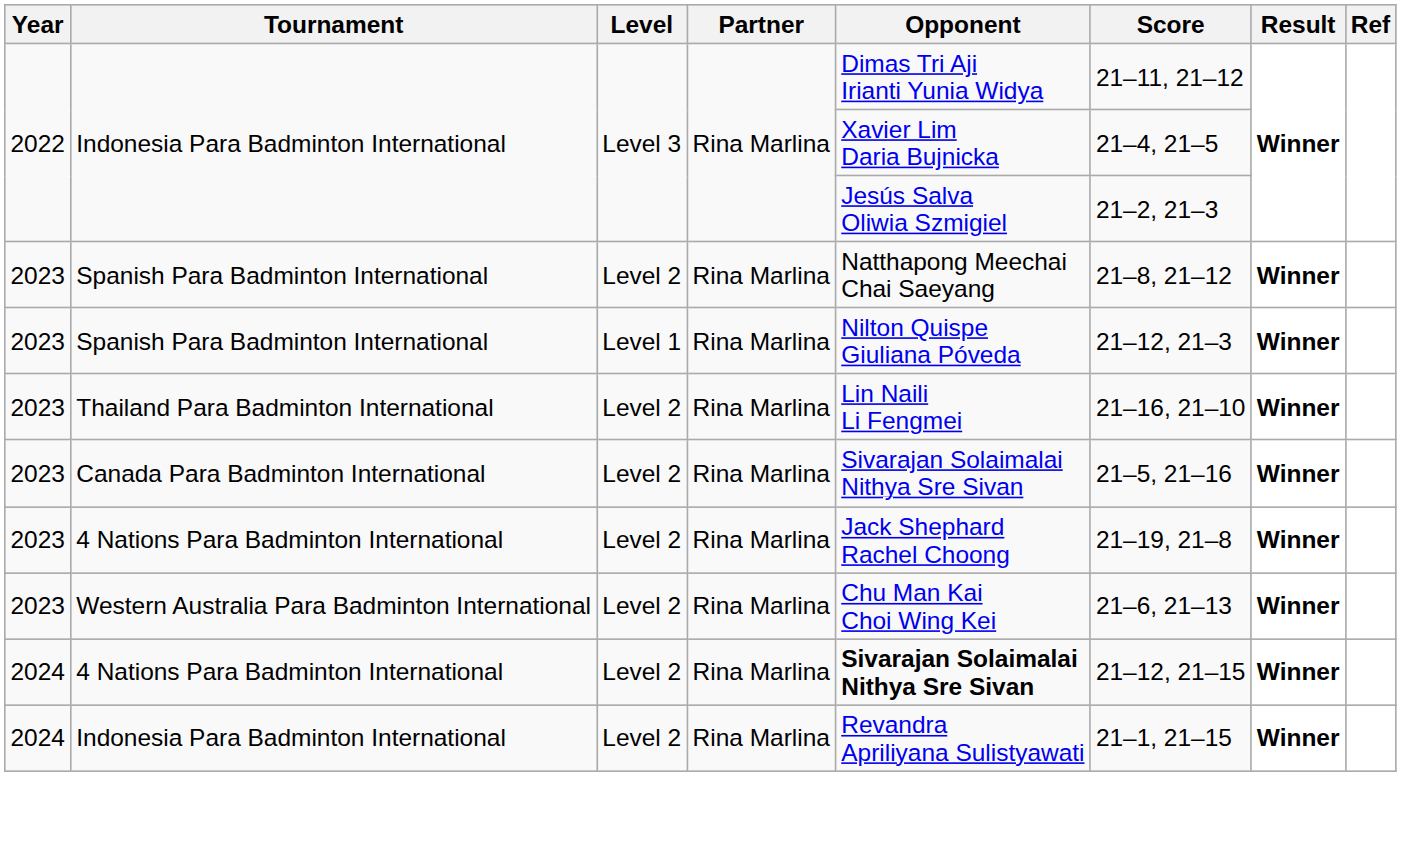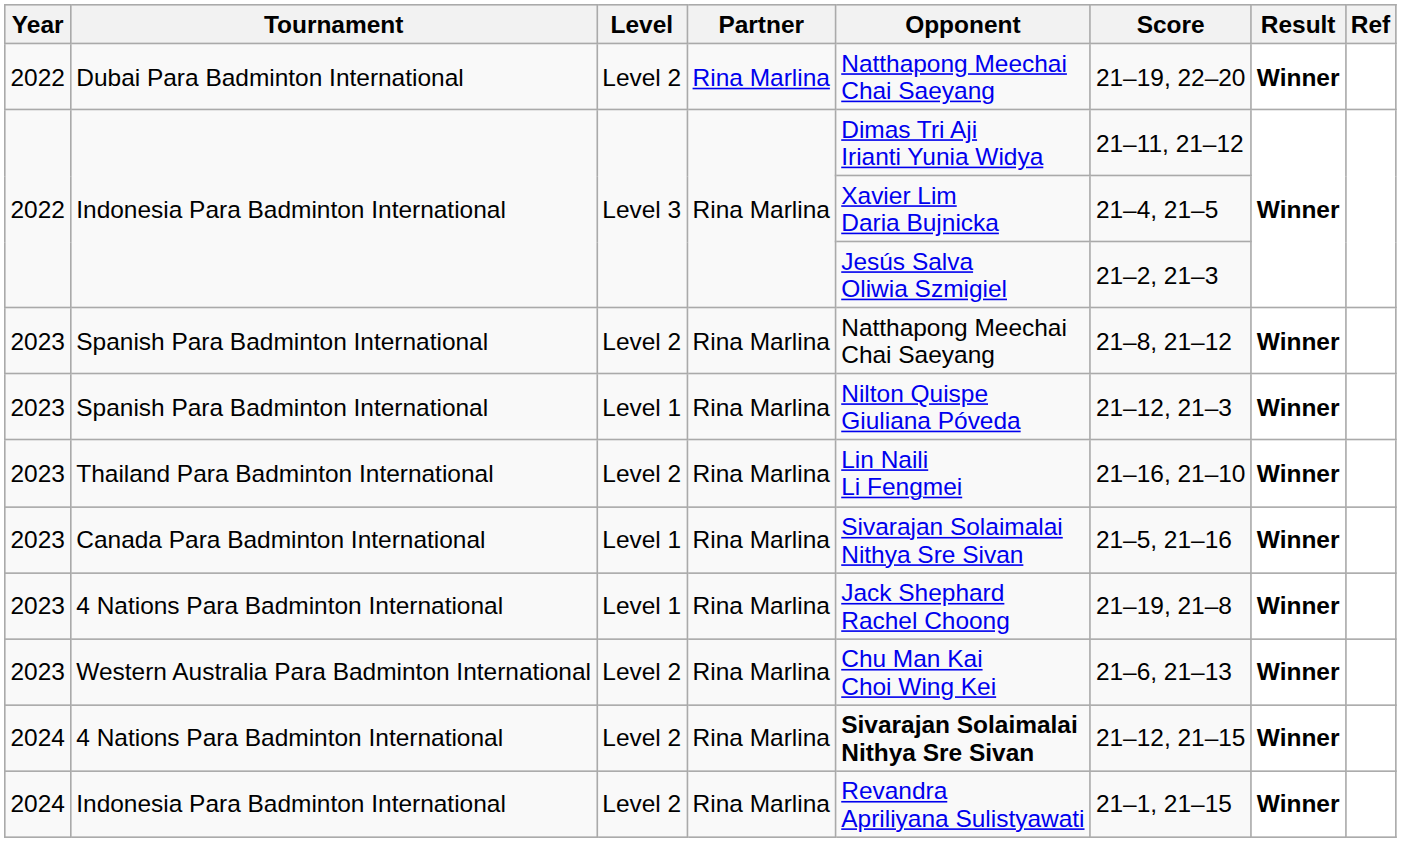+ row: (38, 77)
(642, 473) Level 2 -> (642, 540) Level 1
(642, 540) Level 2 -> (642, 606) Level 1
